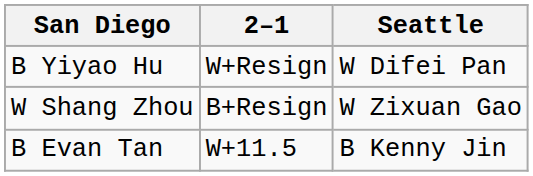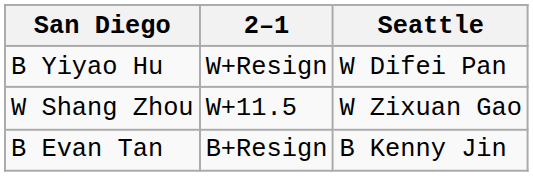(267, 108) B+Resign -> (251, 108) W+11.5
(251, 150) W+11.5 -> (267, 150) B+Resign
